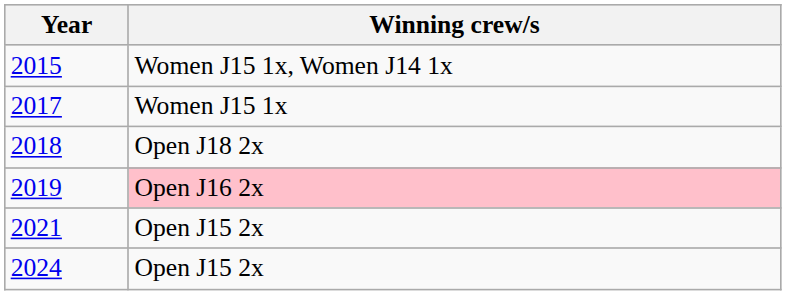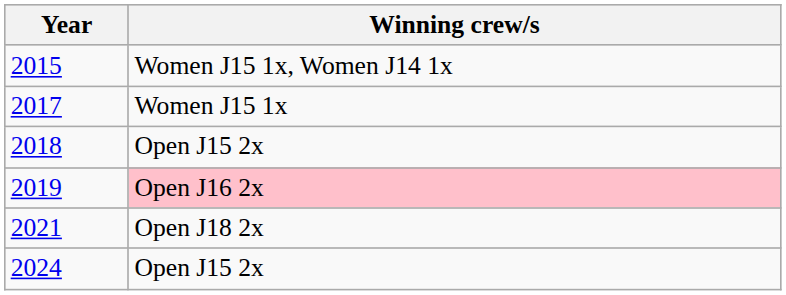(199, 146) Open J18 2x -> (199, 146) Open J15 2x
(199, 227) Open J15 2x -> (199, 227) Open J18 2x
